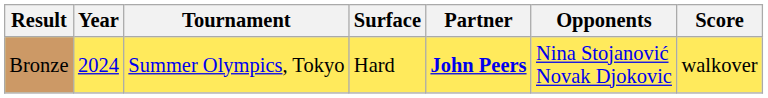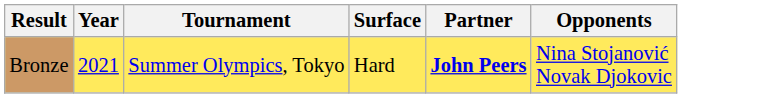- column: (719, 20)
(98, 64) 2024 -> (98, 64) 2021
